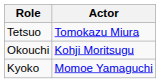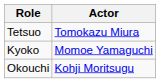rows swapped: (23, 68) <-> (28, 50)
